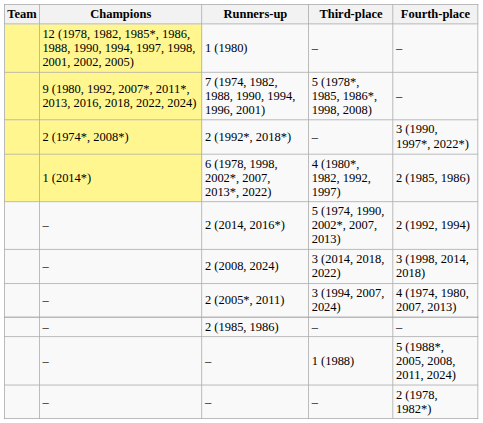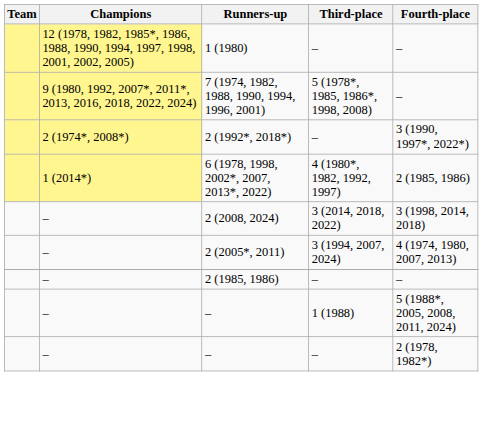- row: (245, 225)
